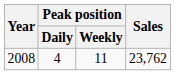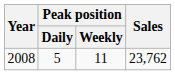(57, 59) 4 -> (57, 59) 5
